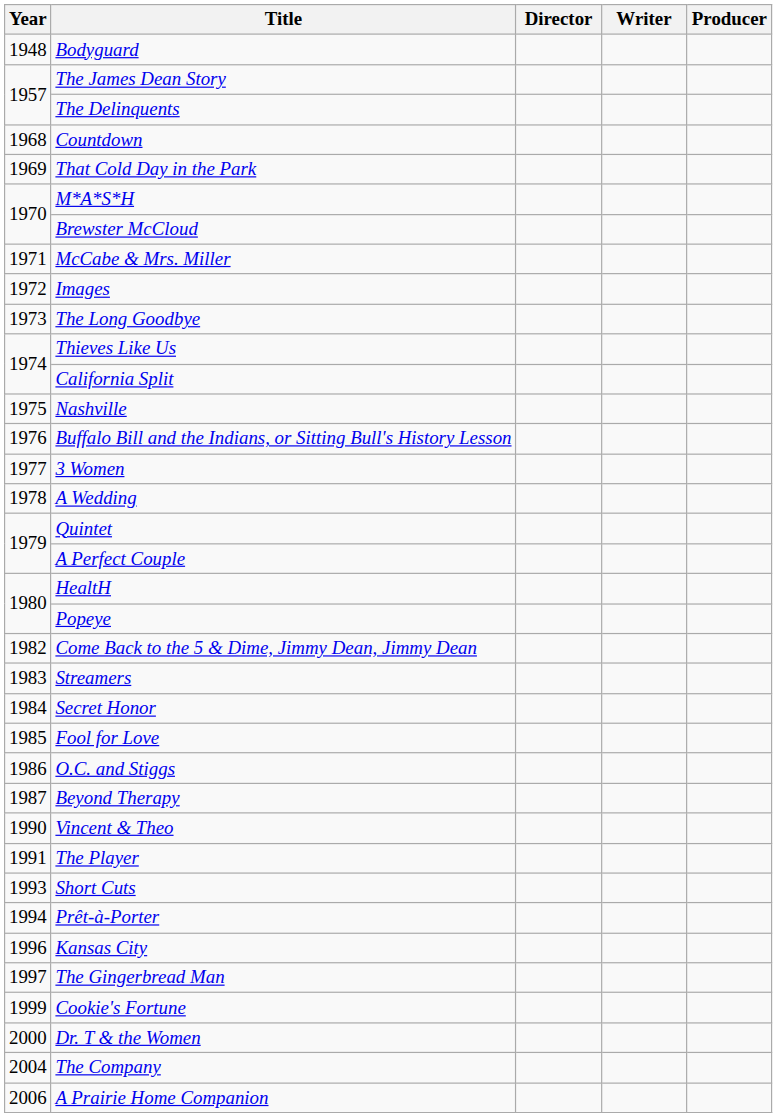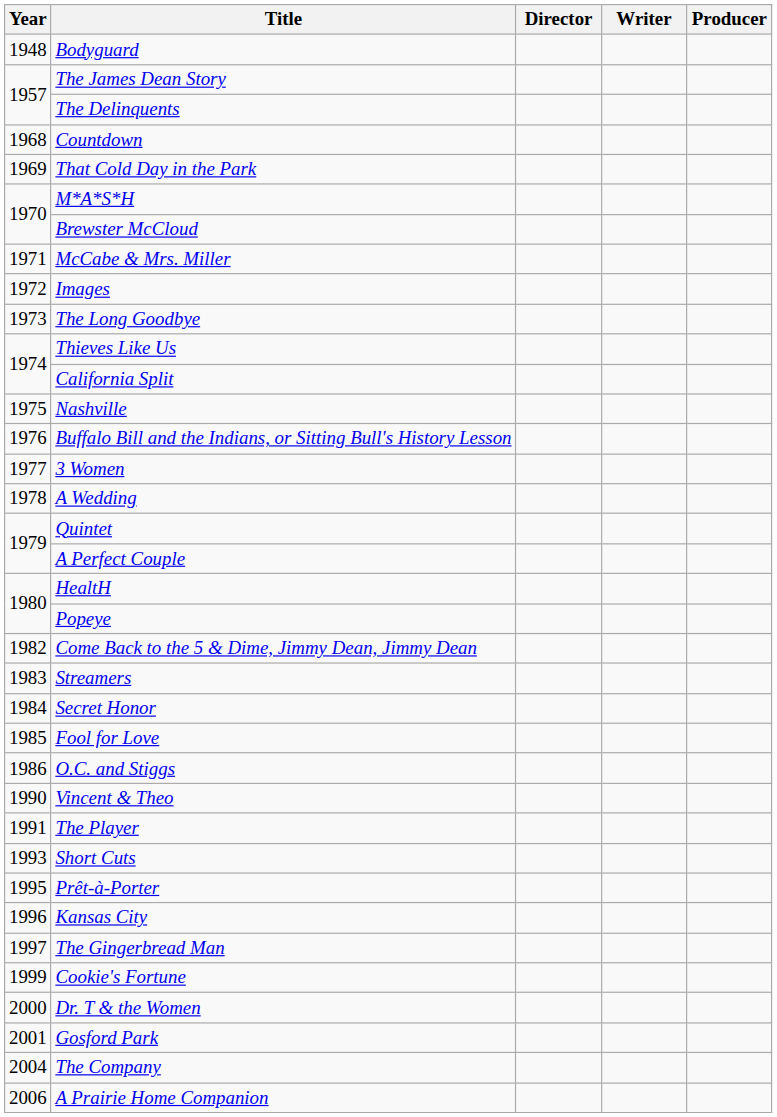- row: (118, 797)
(28, 917) 1994 -> (28, 887) 1995
+ row: (107, 1037)
